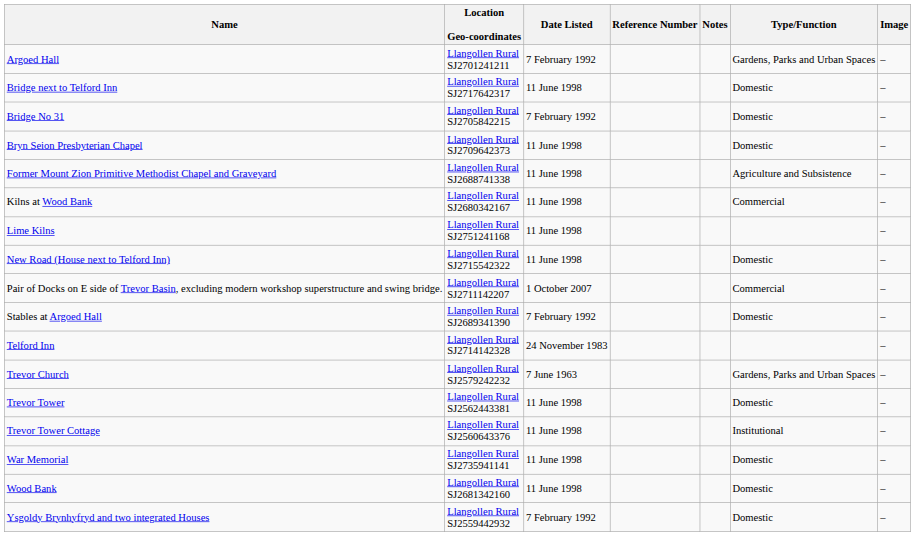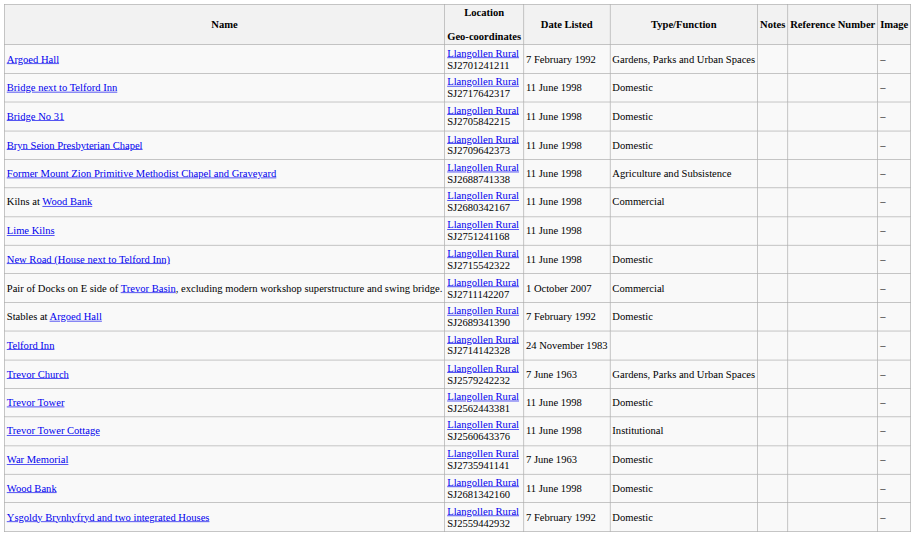columns swapped: (804, 24) <-> (655, 24)
(561, 116) 7 February 1992 -> (554, 116) 11 June 1998
(554, 460) 11 June 1998 -> (551, 460) 7 June 1963
